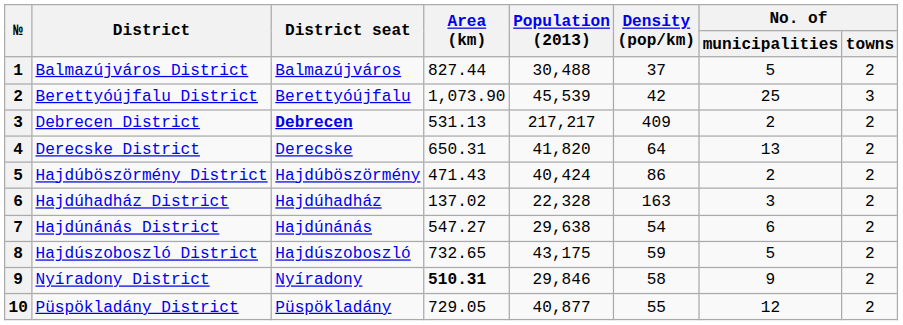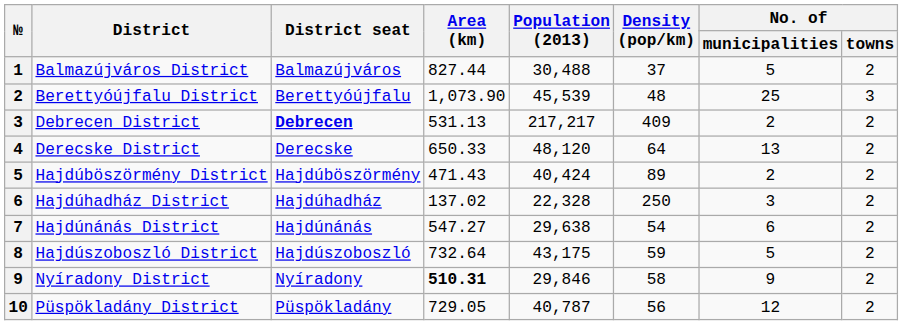(656, 97) 42 -> (656, 97) 48
(457, 149) 650.31 -> (457, 149) 650.33
(562, 149) 41,820 -> (562, 149) 48,120
(656, 175) 86 -> (656, 175) 89
(656, 202) 163 -> (656, 202) 250
(457, 254) 732.65 -> (457, 254) 732.64
(562, 307) 40,877 -> (562, 307) 40,787
(656, 307) 55 -> (656, 307) 56
